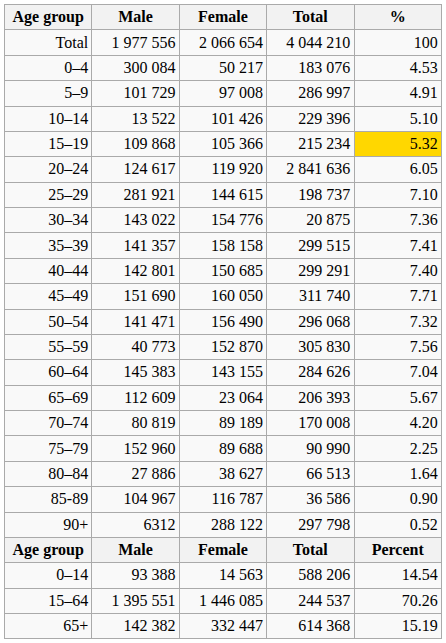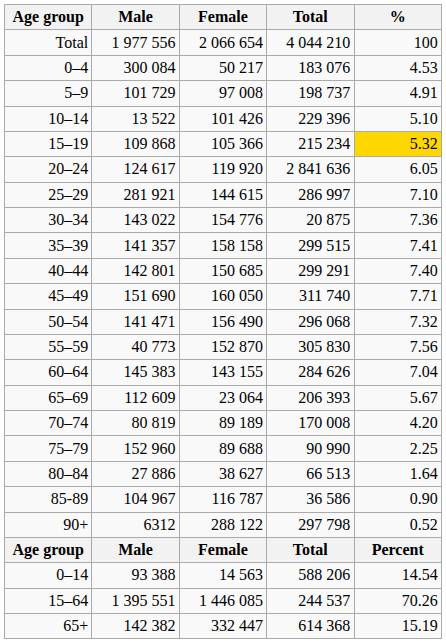(324, 93) 286 997 -> (324, 93) 198 737
(324, 194) 198 737 -> (324, 194) 286 997
